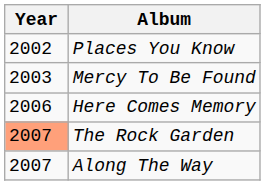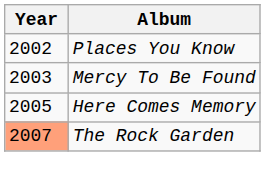(31, 107) 2006 -> (31, 107) 2005
- row: (143, 166)
